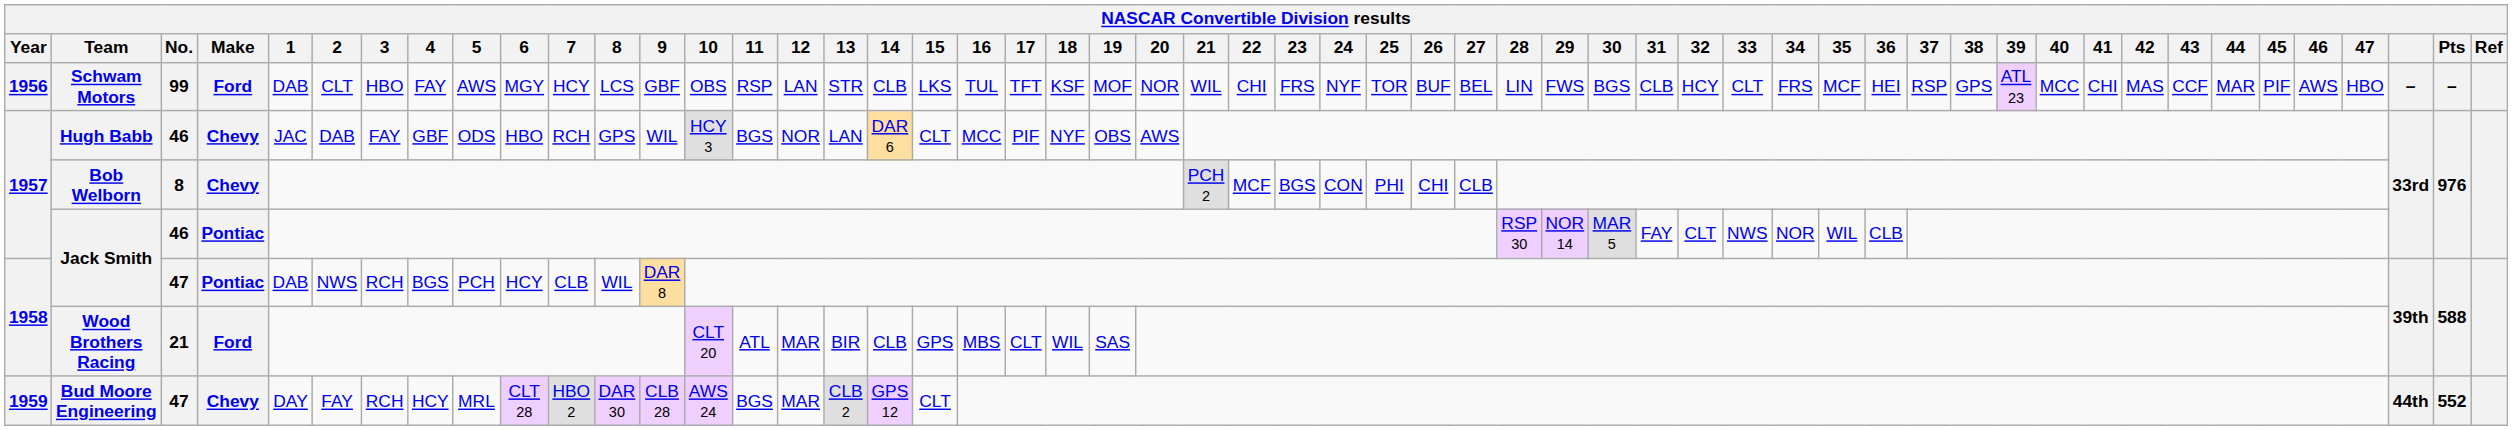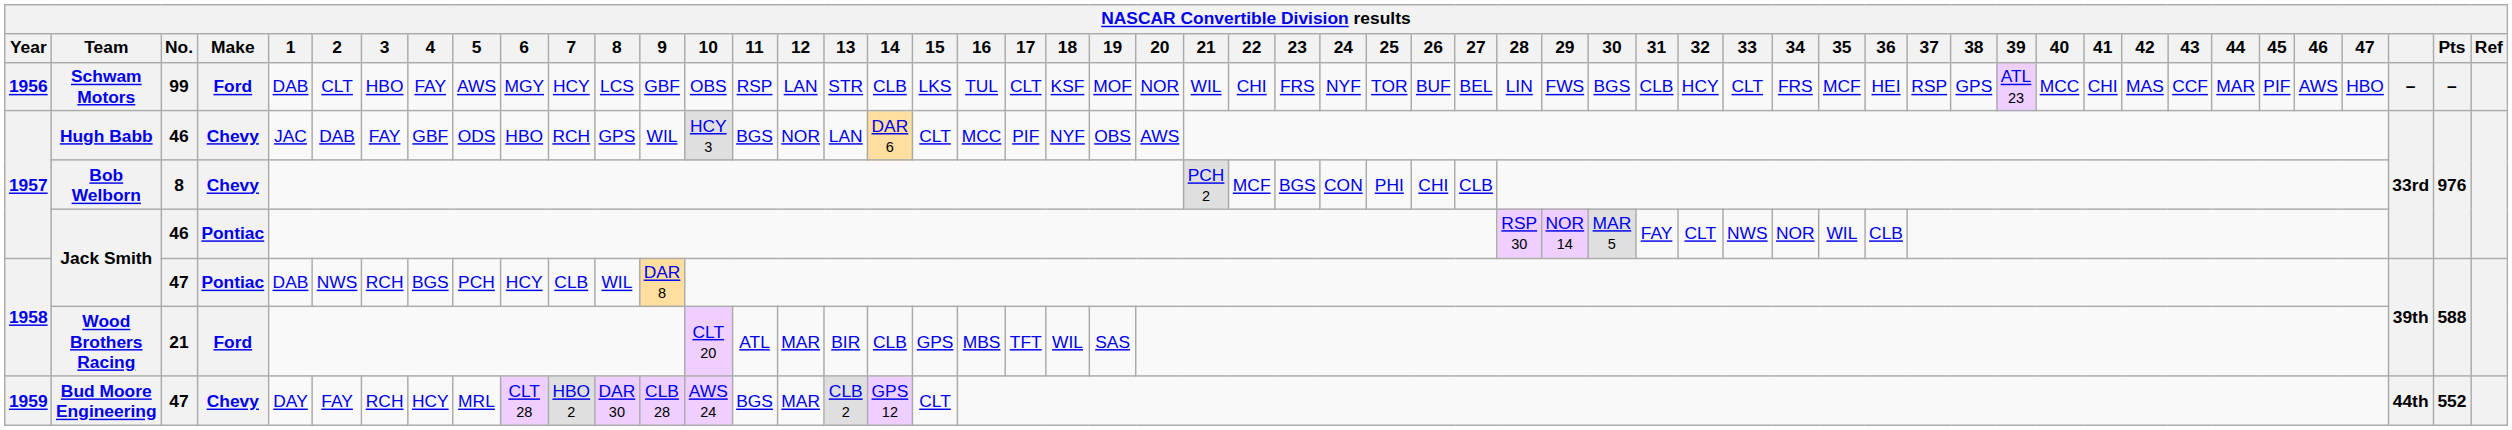(1026, 87) TFT -> (1026, 87) CLT
(1026, 342) CLT -> (1026, 342) TFT
